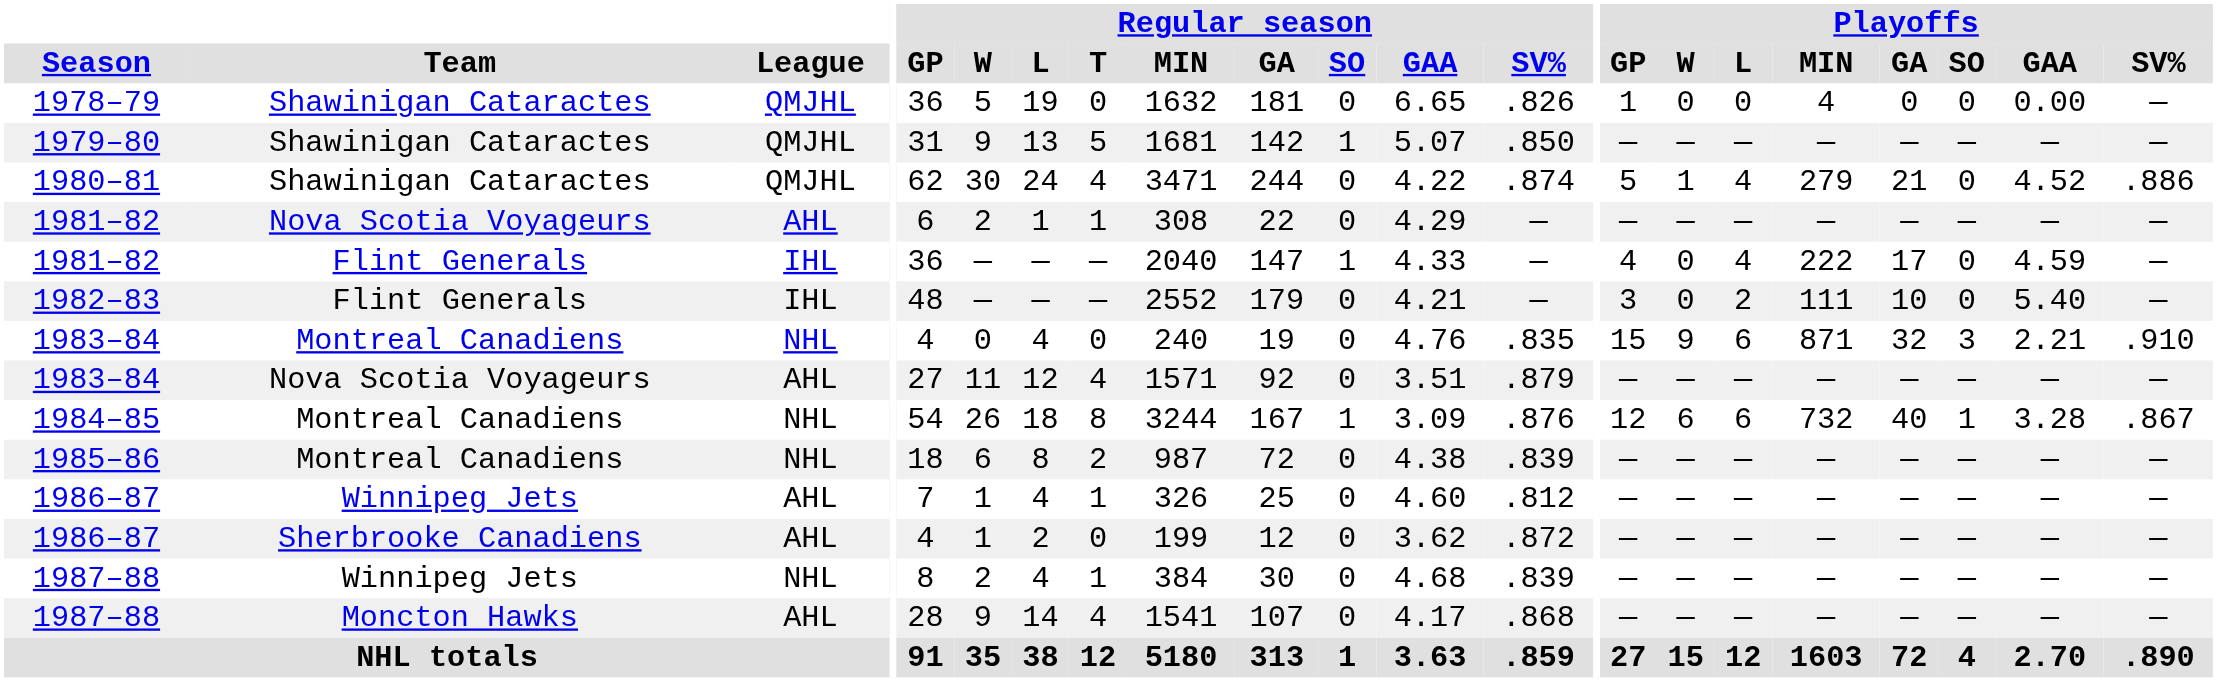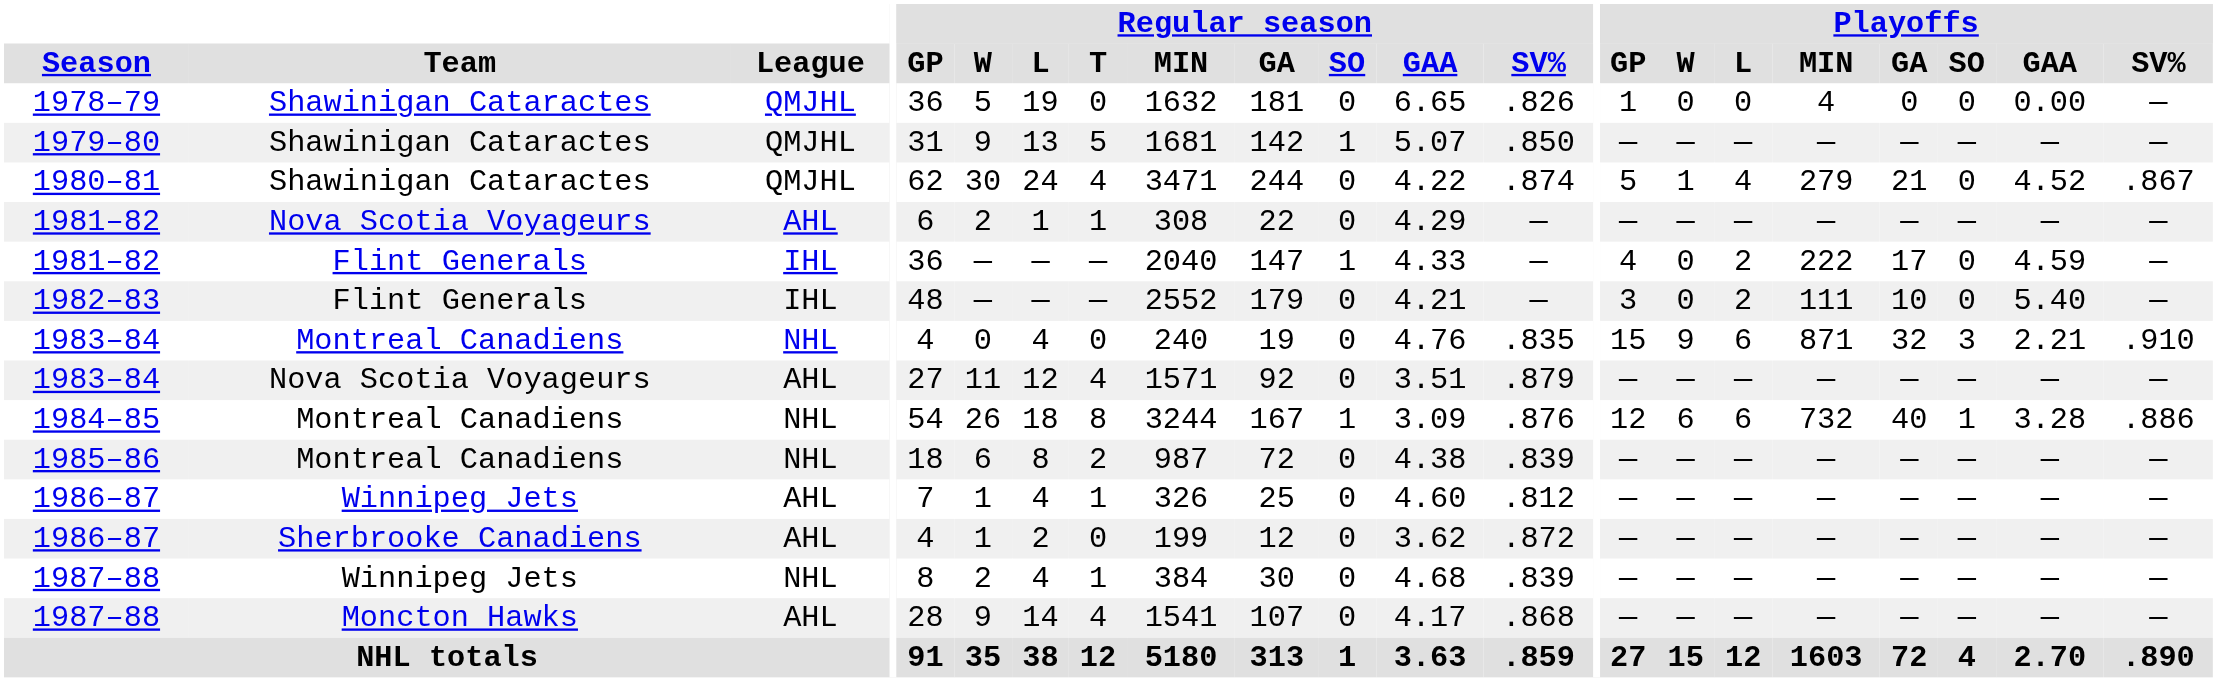(2158, 182) .886 -> (2158, 182) .867
(1743, 261) 4 -> (1743, 261) 2
(2158, 420) .867 -> (2158, 420) .886
